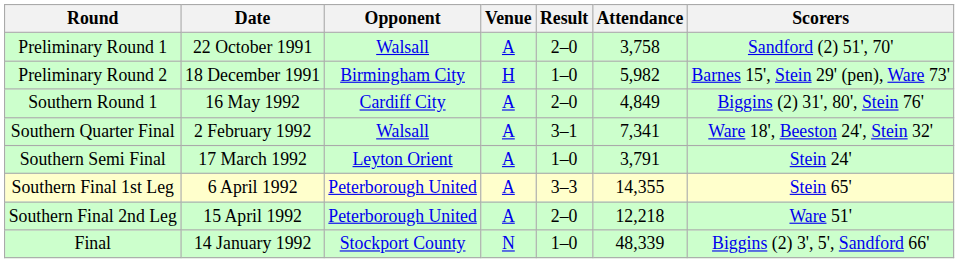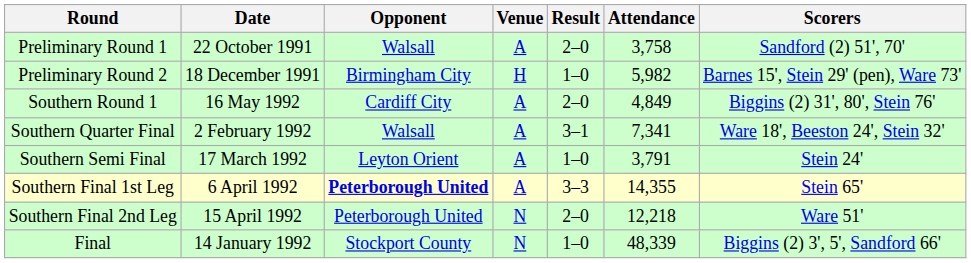(403, 187) normal -> (408, 187) bold
(508, 215) A -> (520, 215) N
